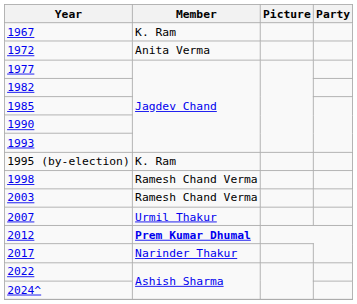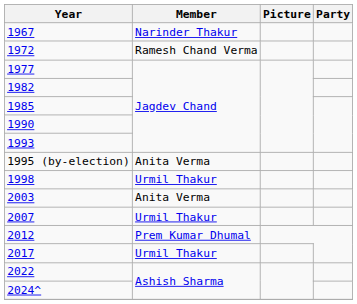(156, 32) K. Ram -> (186, 32) Narinder Thakur
(173, 51) Anita Verma -> (196, 51) Ramesh Chand Verma
(156, 161) K. Ram -> (173, 161) Anita Verma
(196, 180) Ramesh Chand Verma -> (176, 180) Urmil Thakur
(196, 198) Ramesh Chand Verma -> (173, 198) Anita Verma
(193, 235) bold -> (193, 235) normal
(186, 253) Narinder Thakur -> (176, 253) Urmil Thakur
